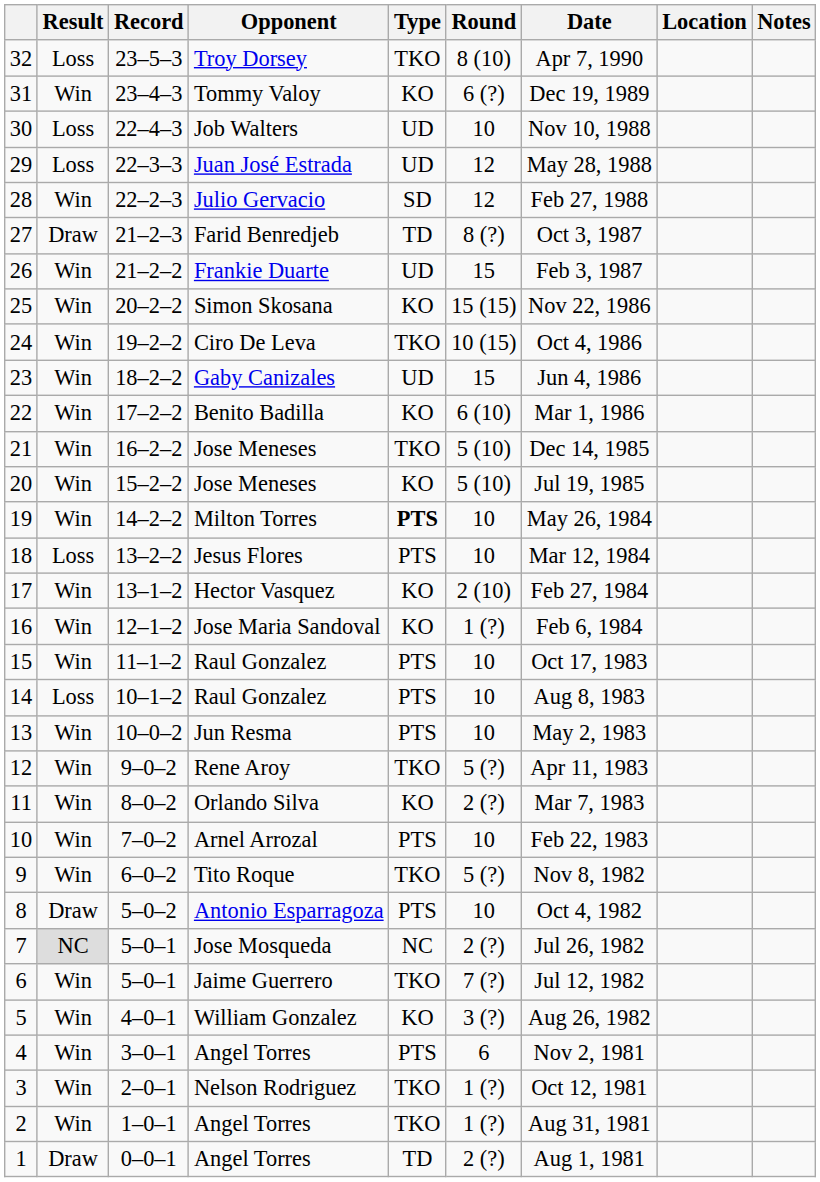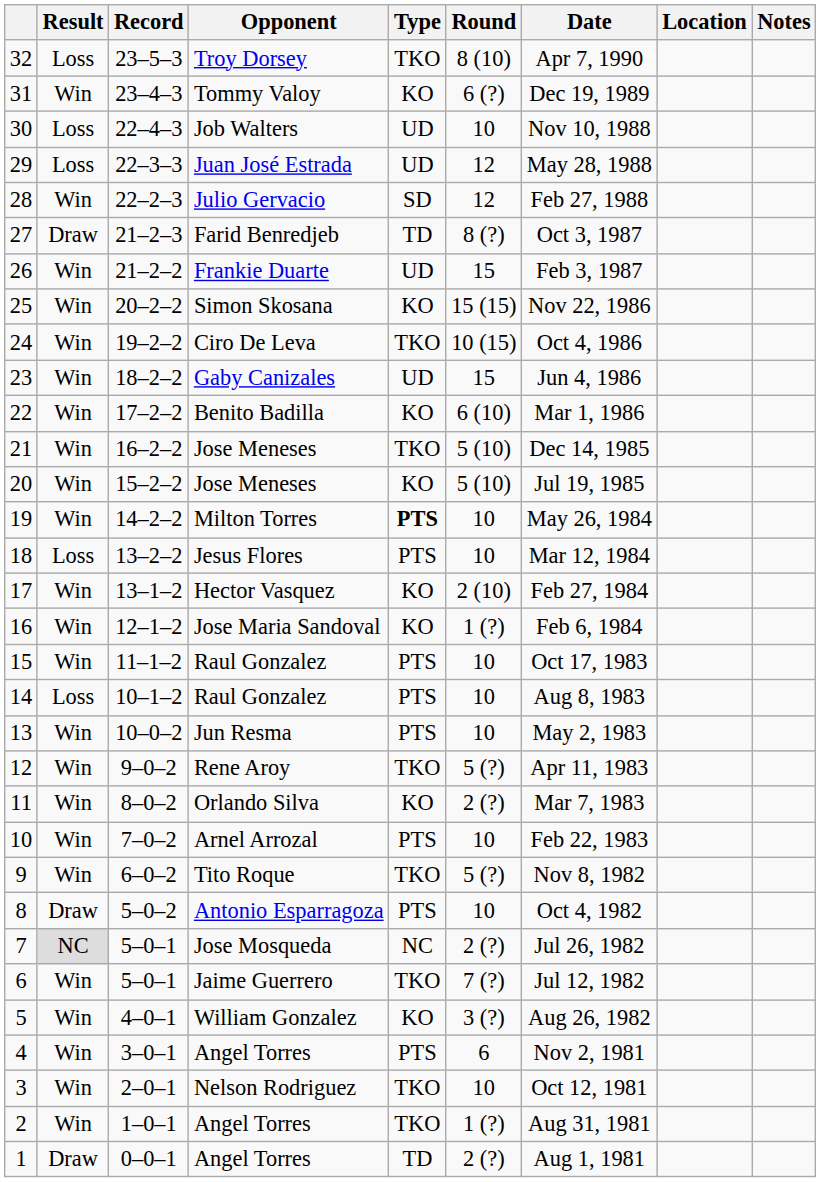(484, 1088) 1 (?) -> (484, 1088) 10
